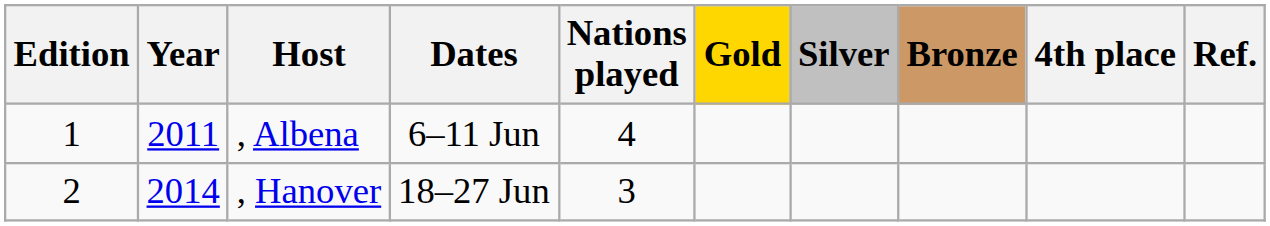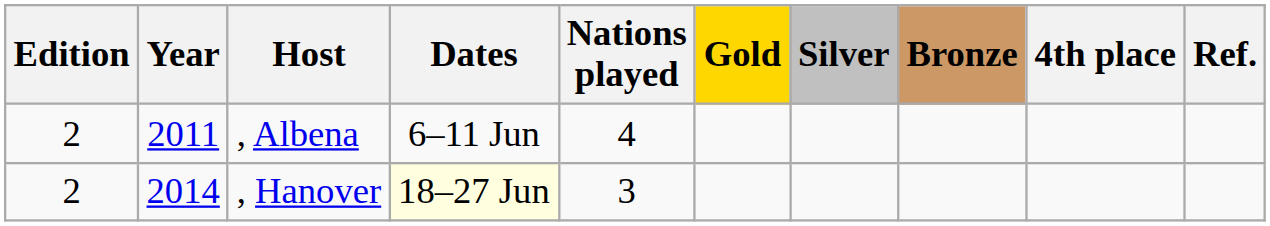(72, 132) 1 -> (72, 132) 2
(474, 190) no background -> (474, 190) lightyellow background
